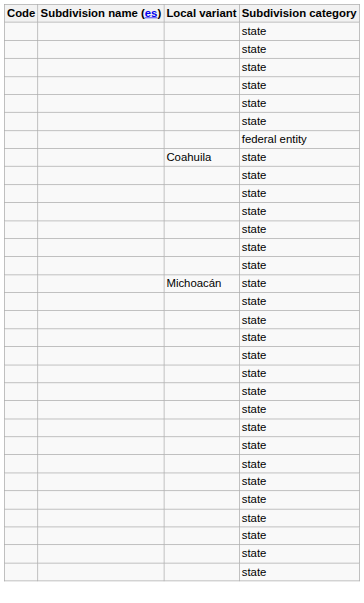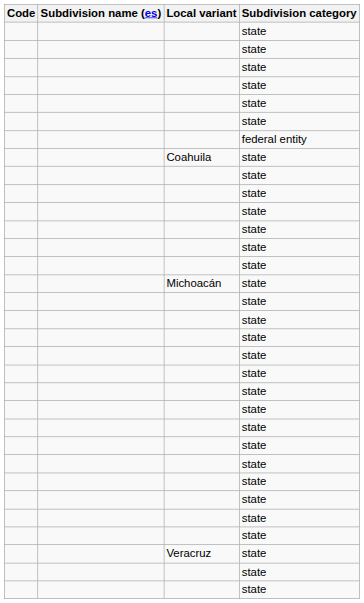+ row: (189, 553)
